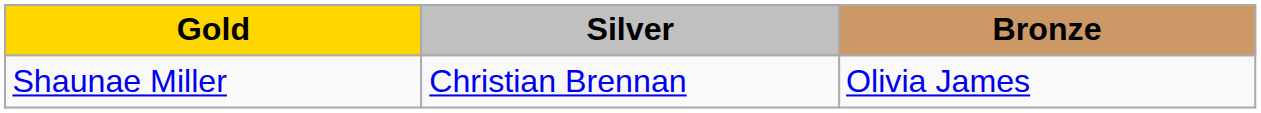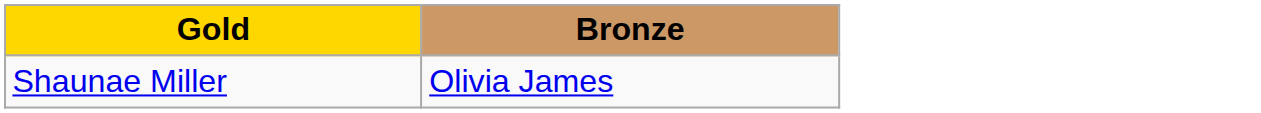- column: (630, 30)
